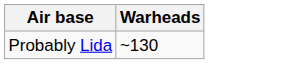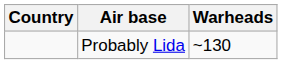+ column: (41, 17)
